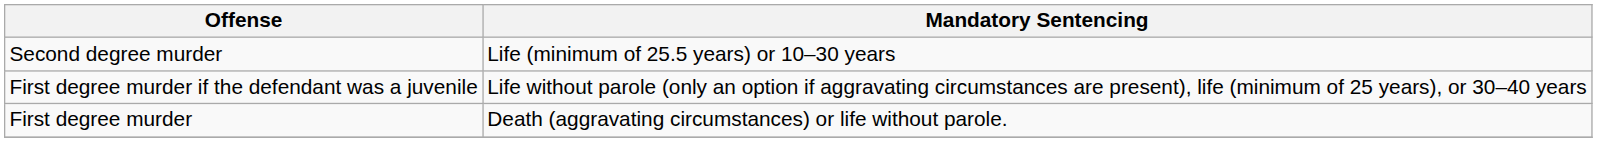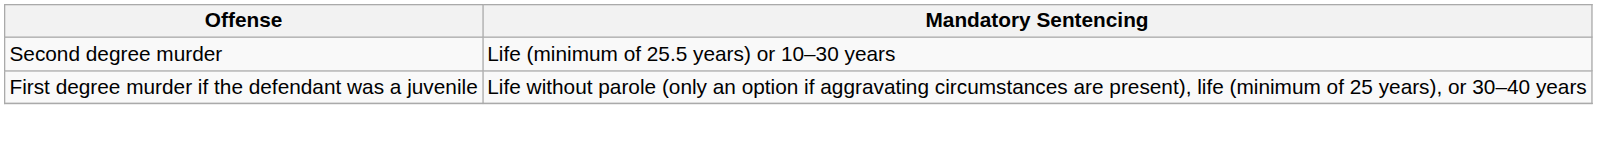- row: (101, 119)
